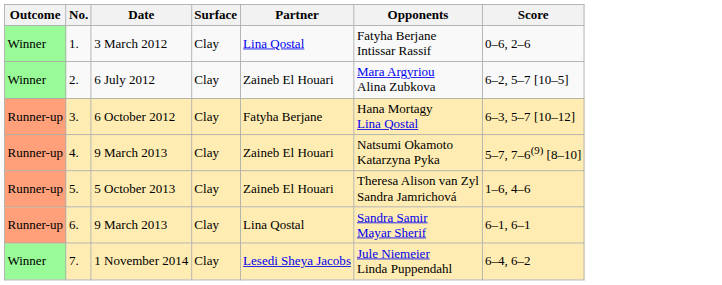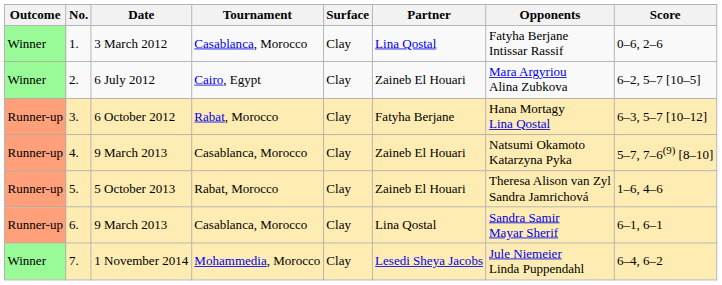+ column: (257, 14)
